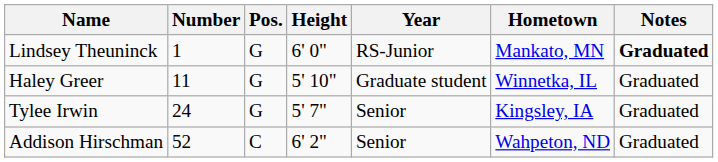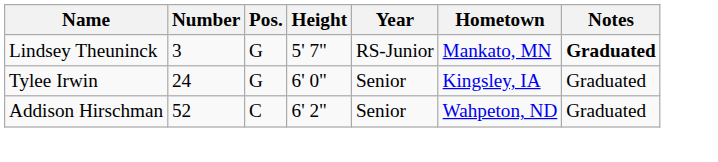(177, 50) 1 -> (177, 50) 3
(309, 50) 6' 0" -> (309, 50) 5' 7"
- row: (56, 80)
(309, 111) 5' 7" -> (309, 80) 6' 0"
